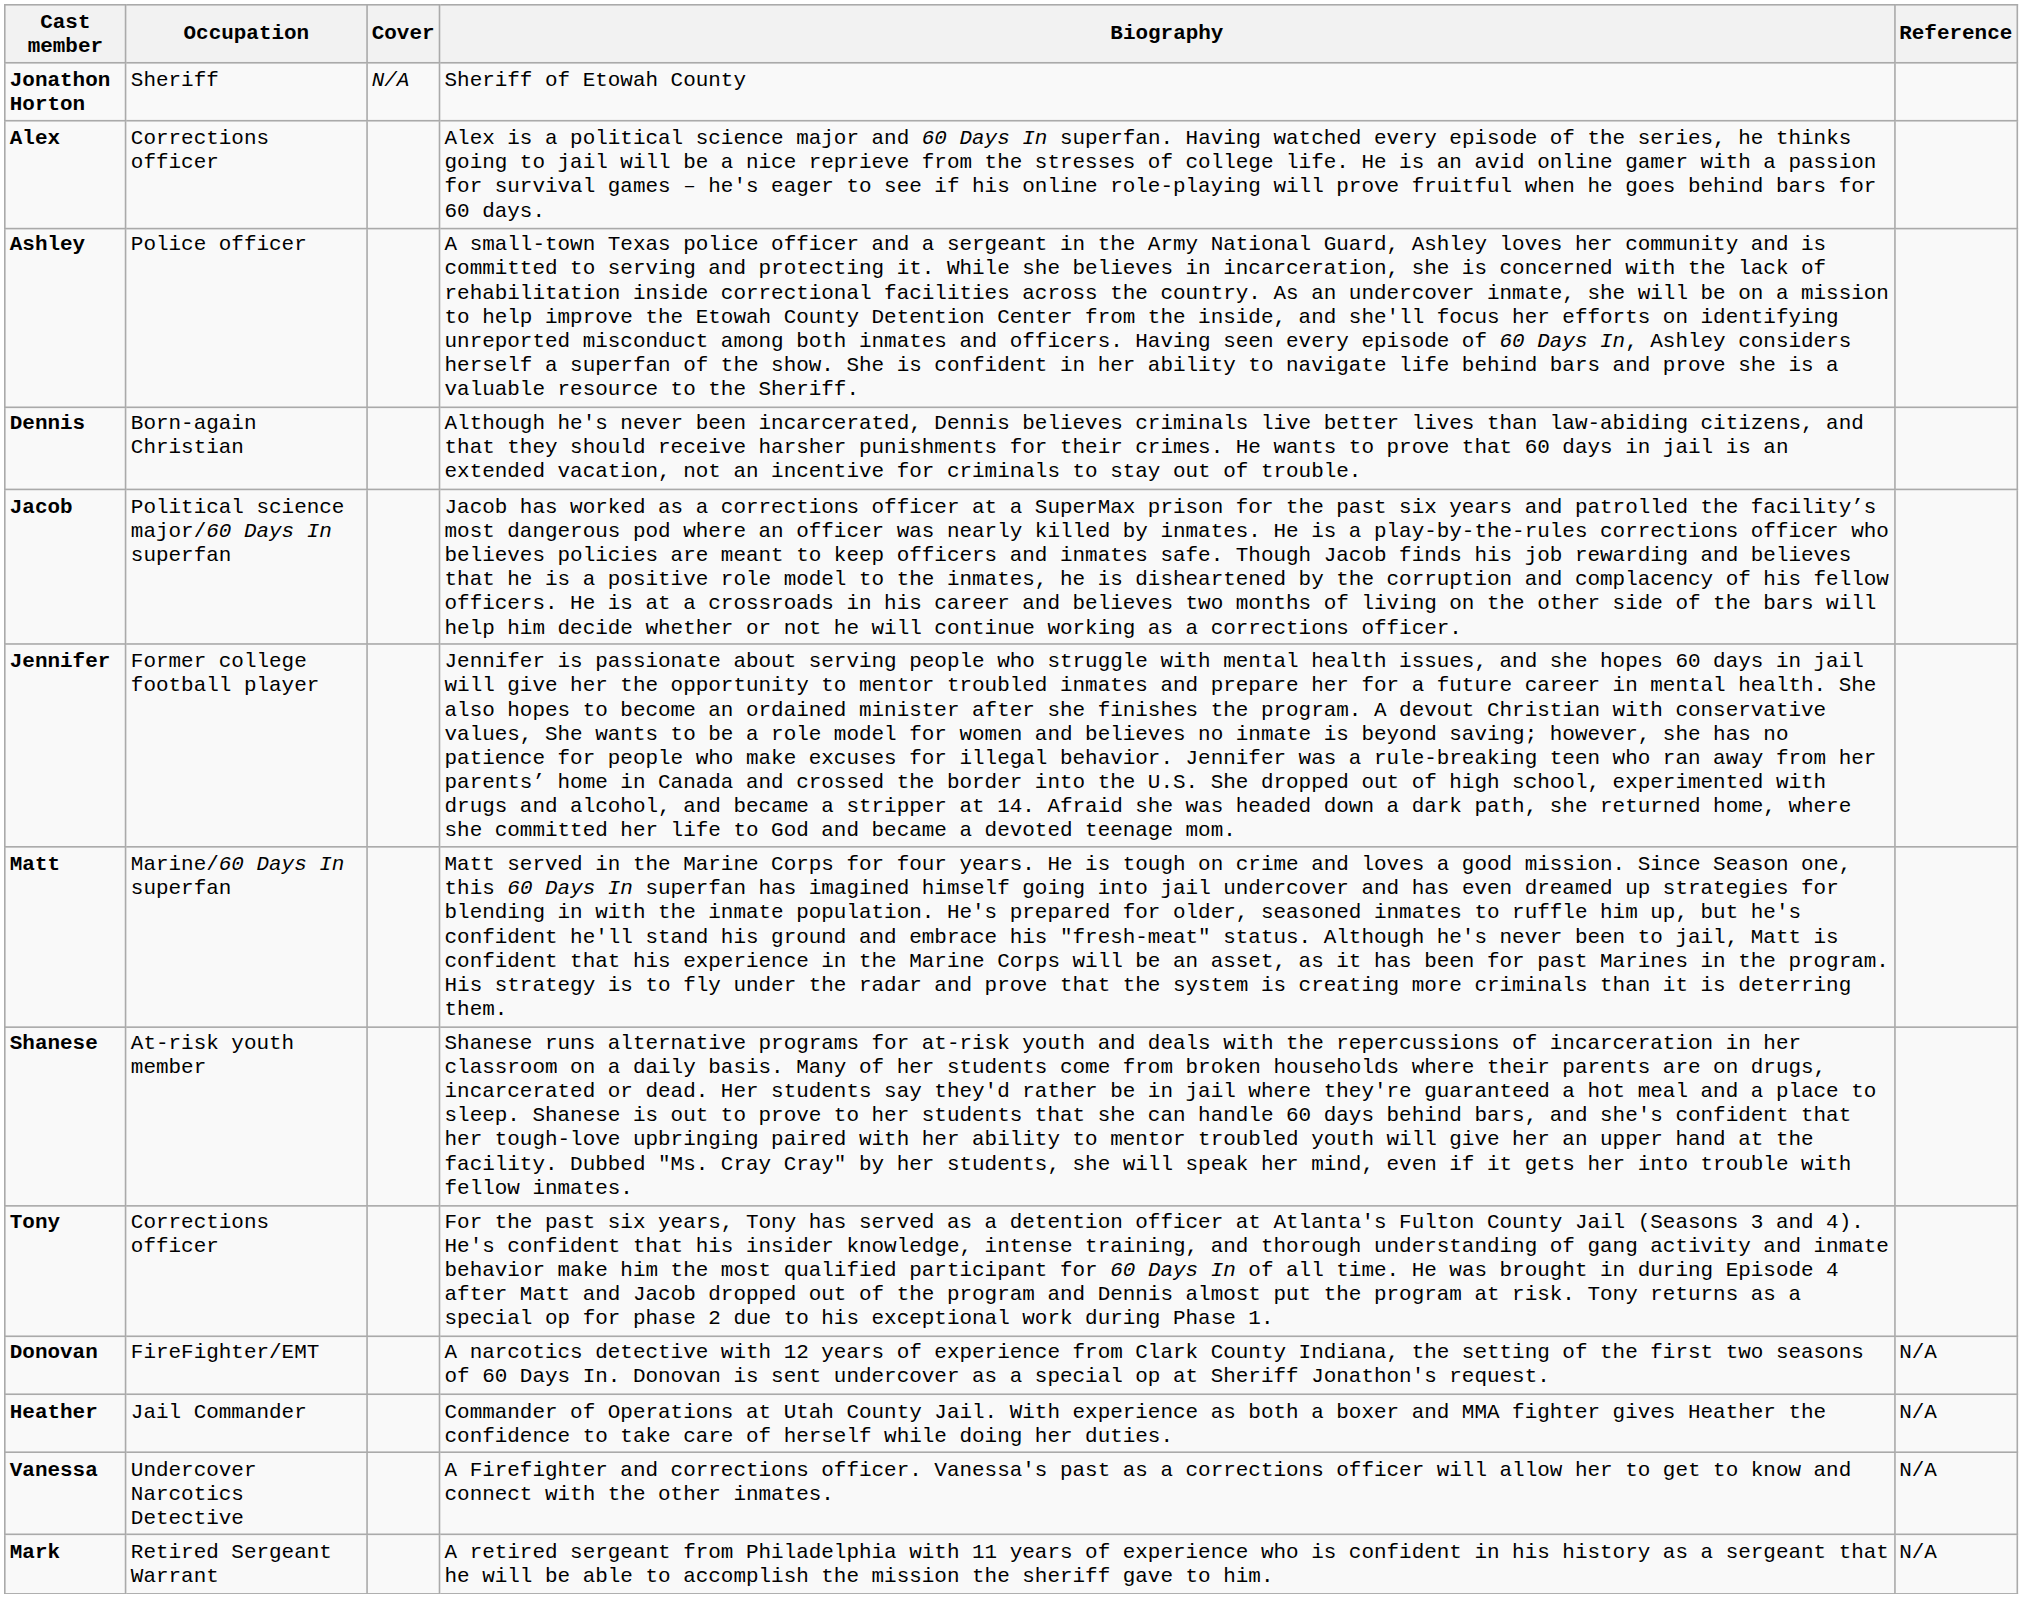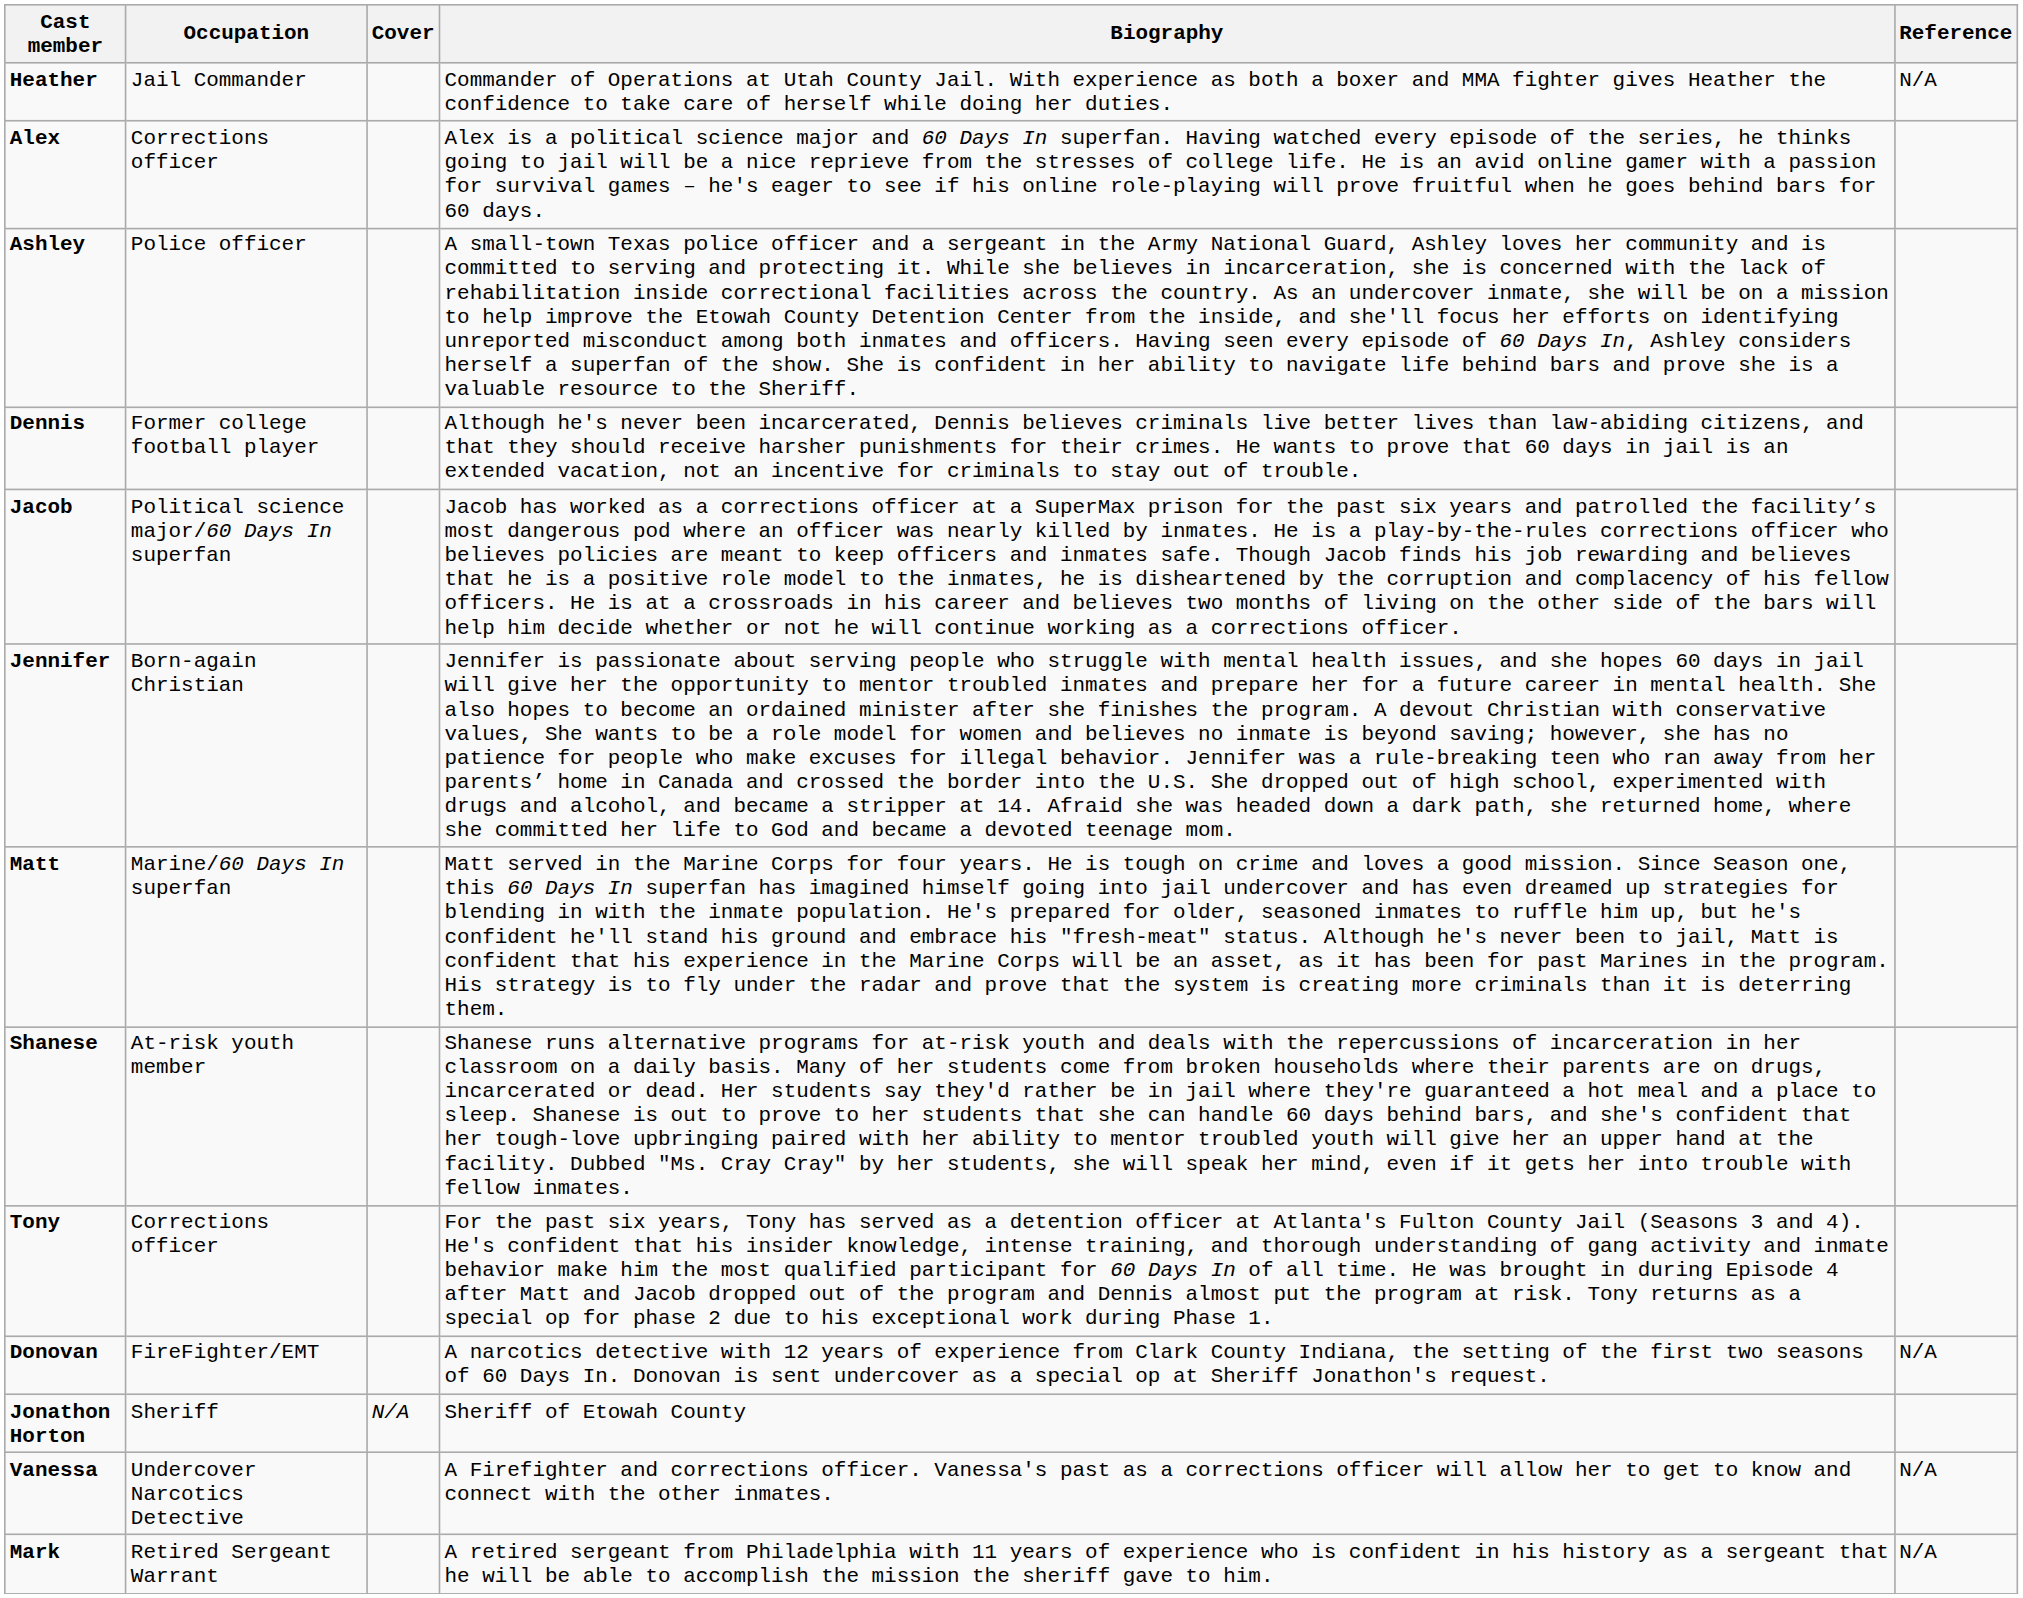rows swapped: (60, 92) <-> (54, 1411)
(194, 436) Born-again Christian -> (225, 436) Former college football player
(225, 673) Former college football player -> (194, 673) Born-again Christian
